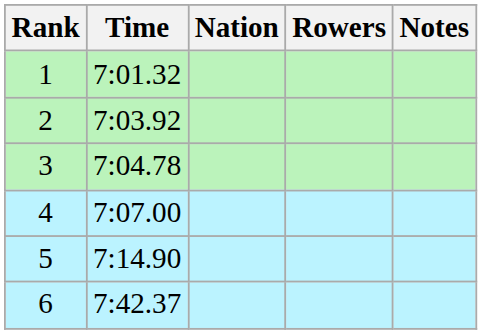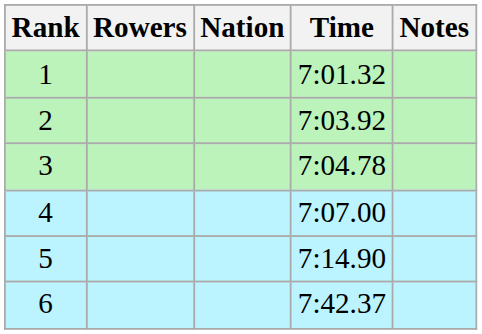columns swapped: (339, 27) <-> (137, 27)
